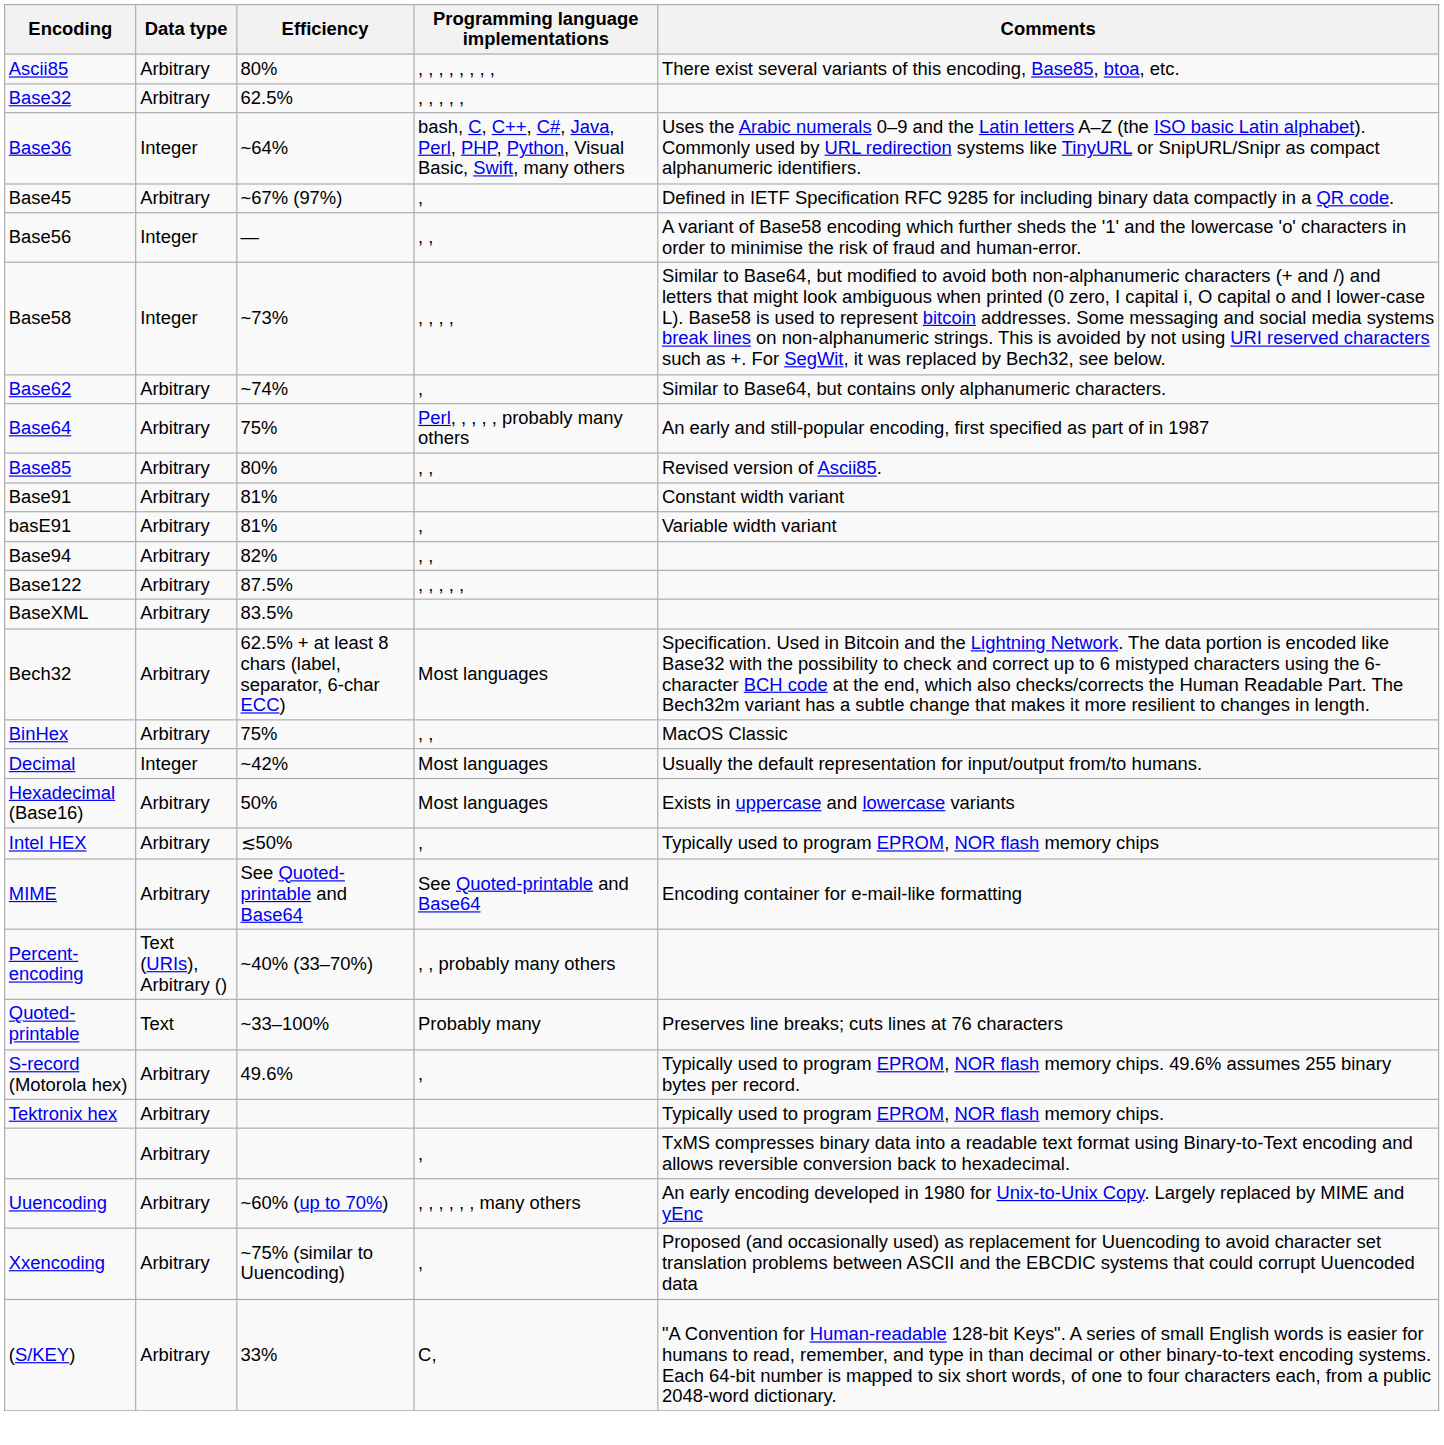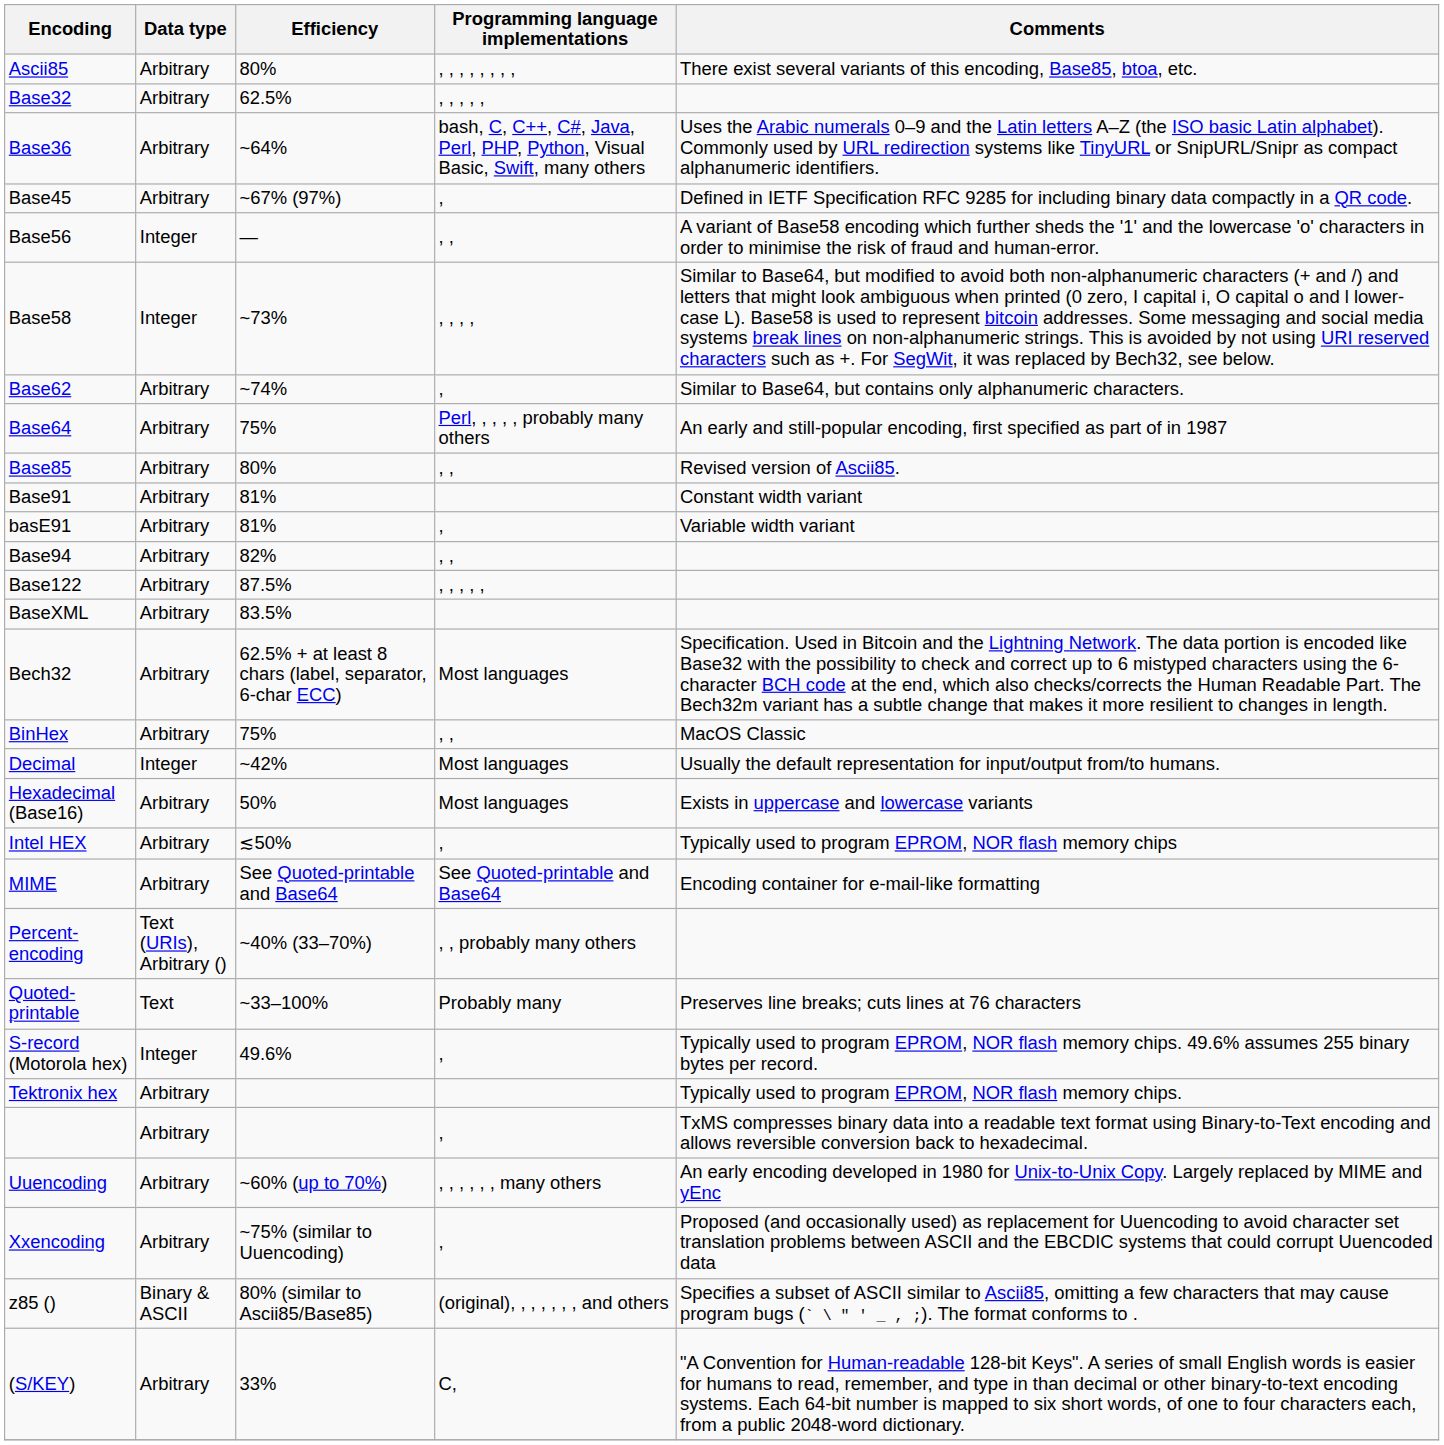(169, 148) Integer -> (175, 148) Arbitrary
(175, 1074) Arbitrary -> (168, 1053) Integer
+ row: (32, 1303)
